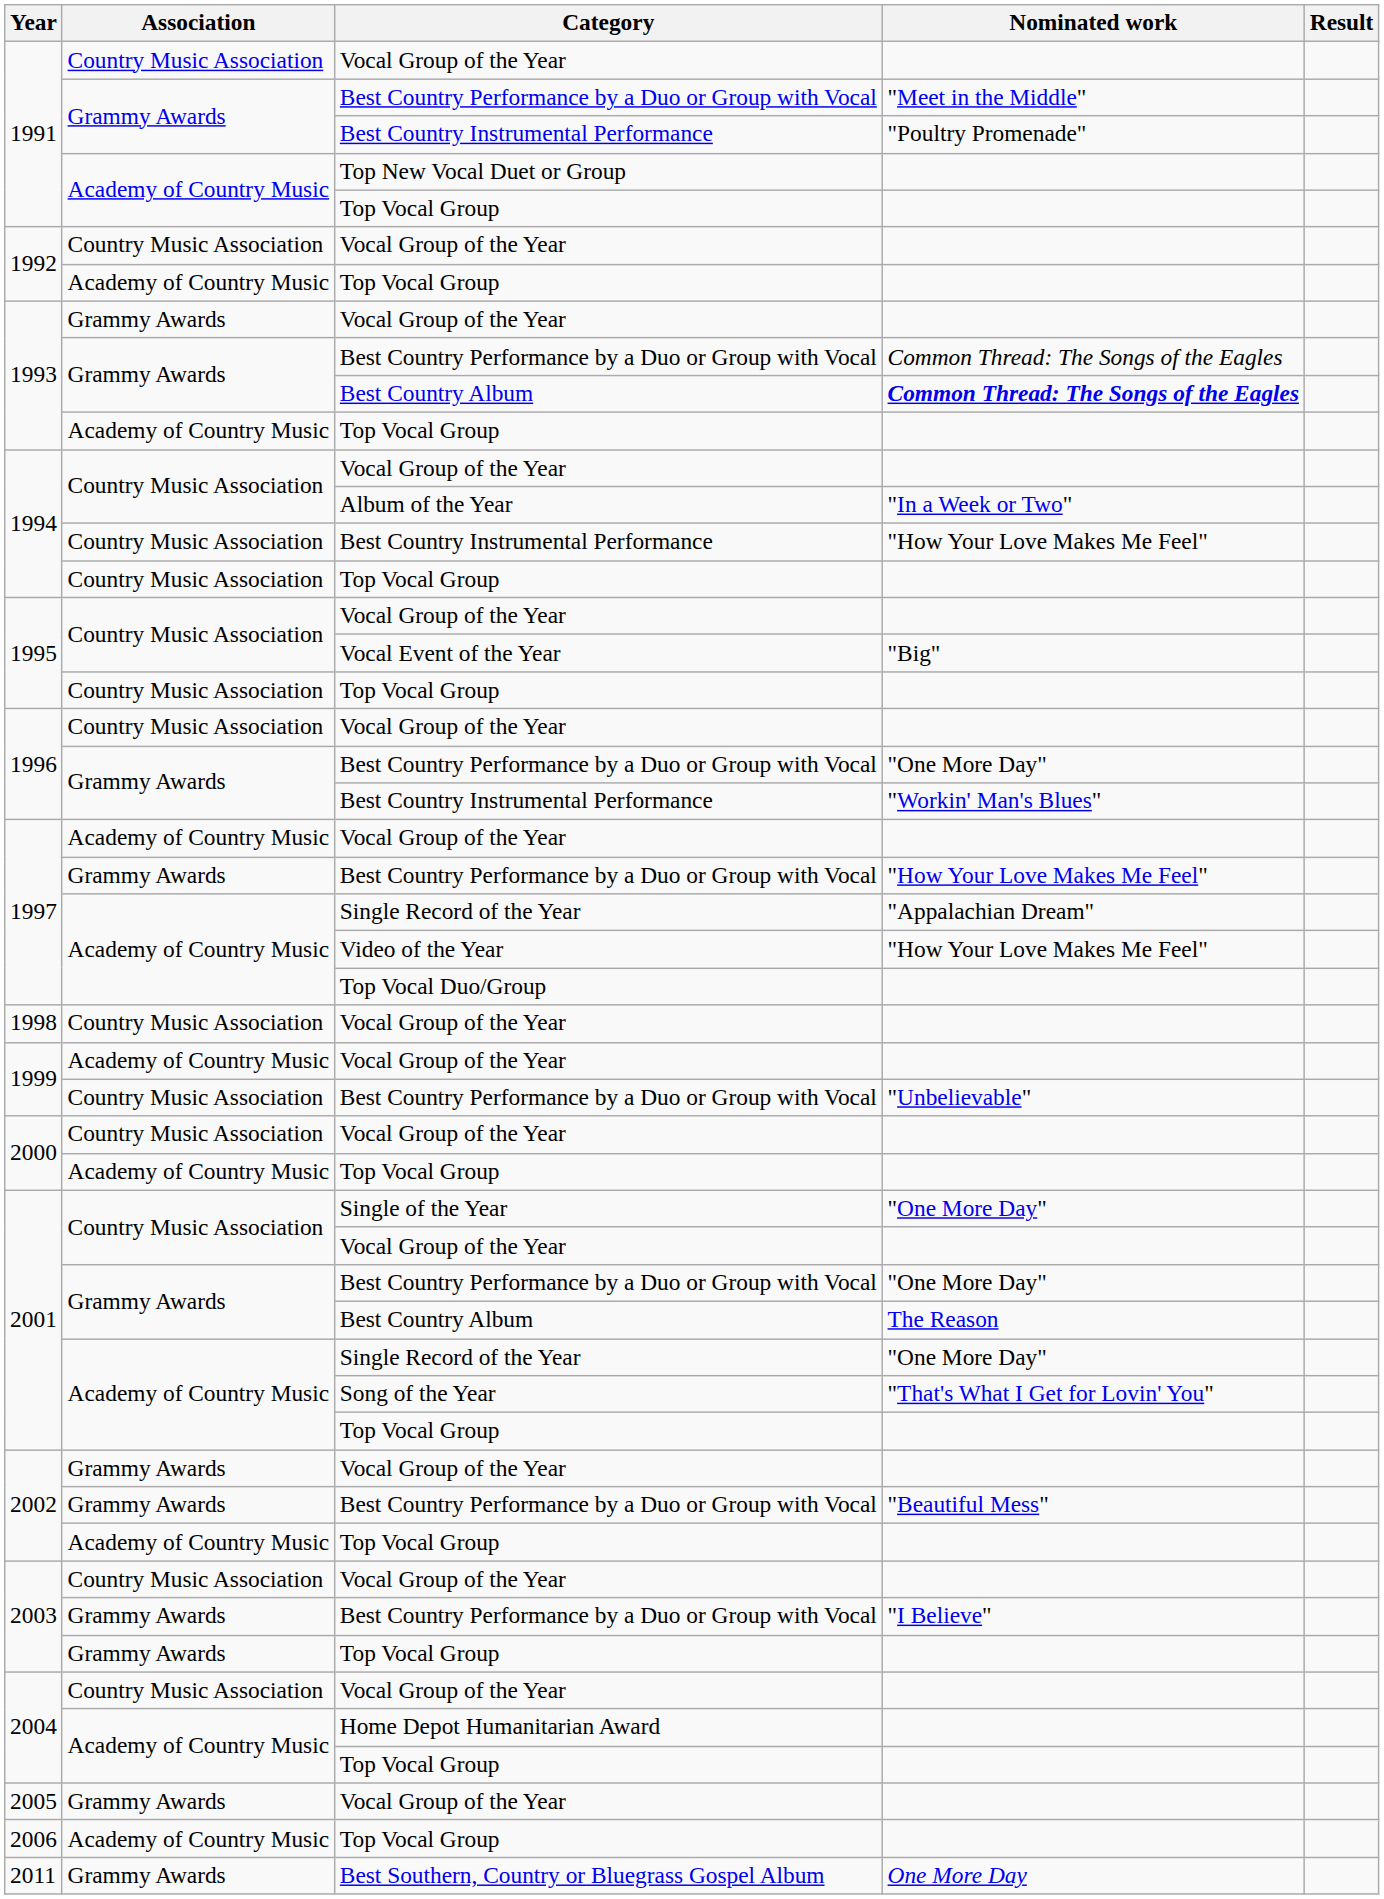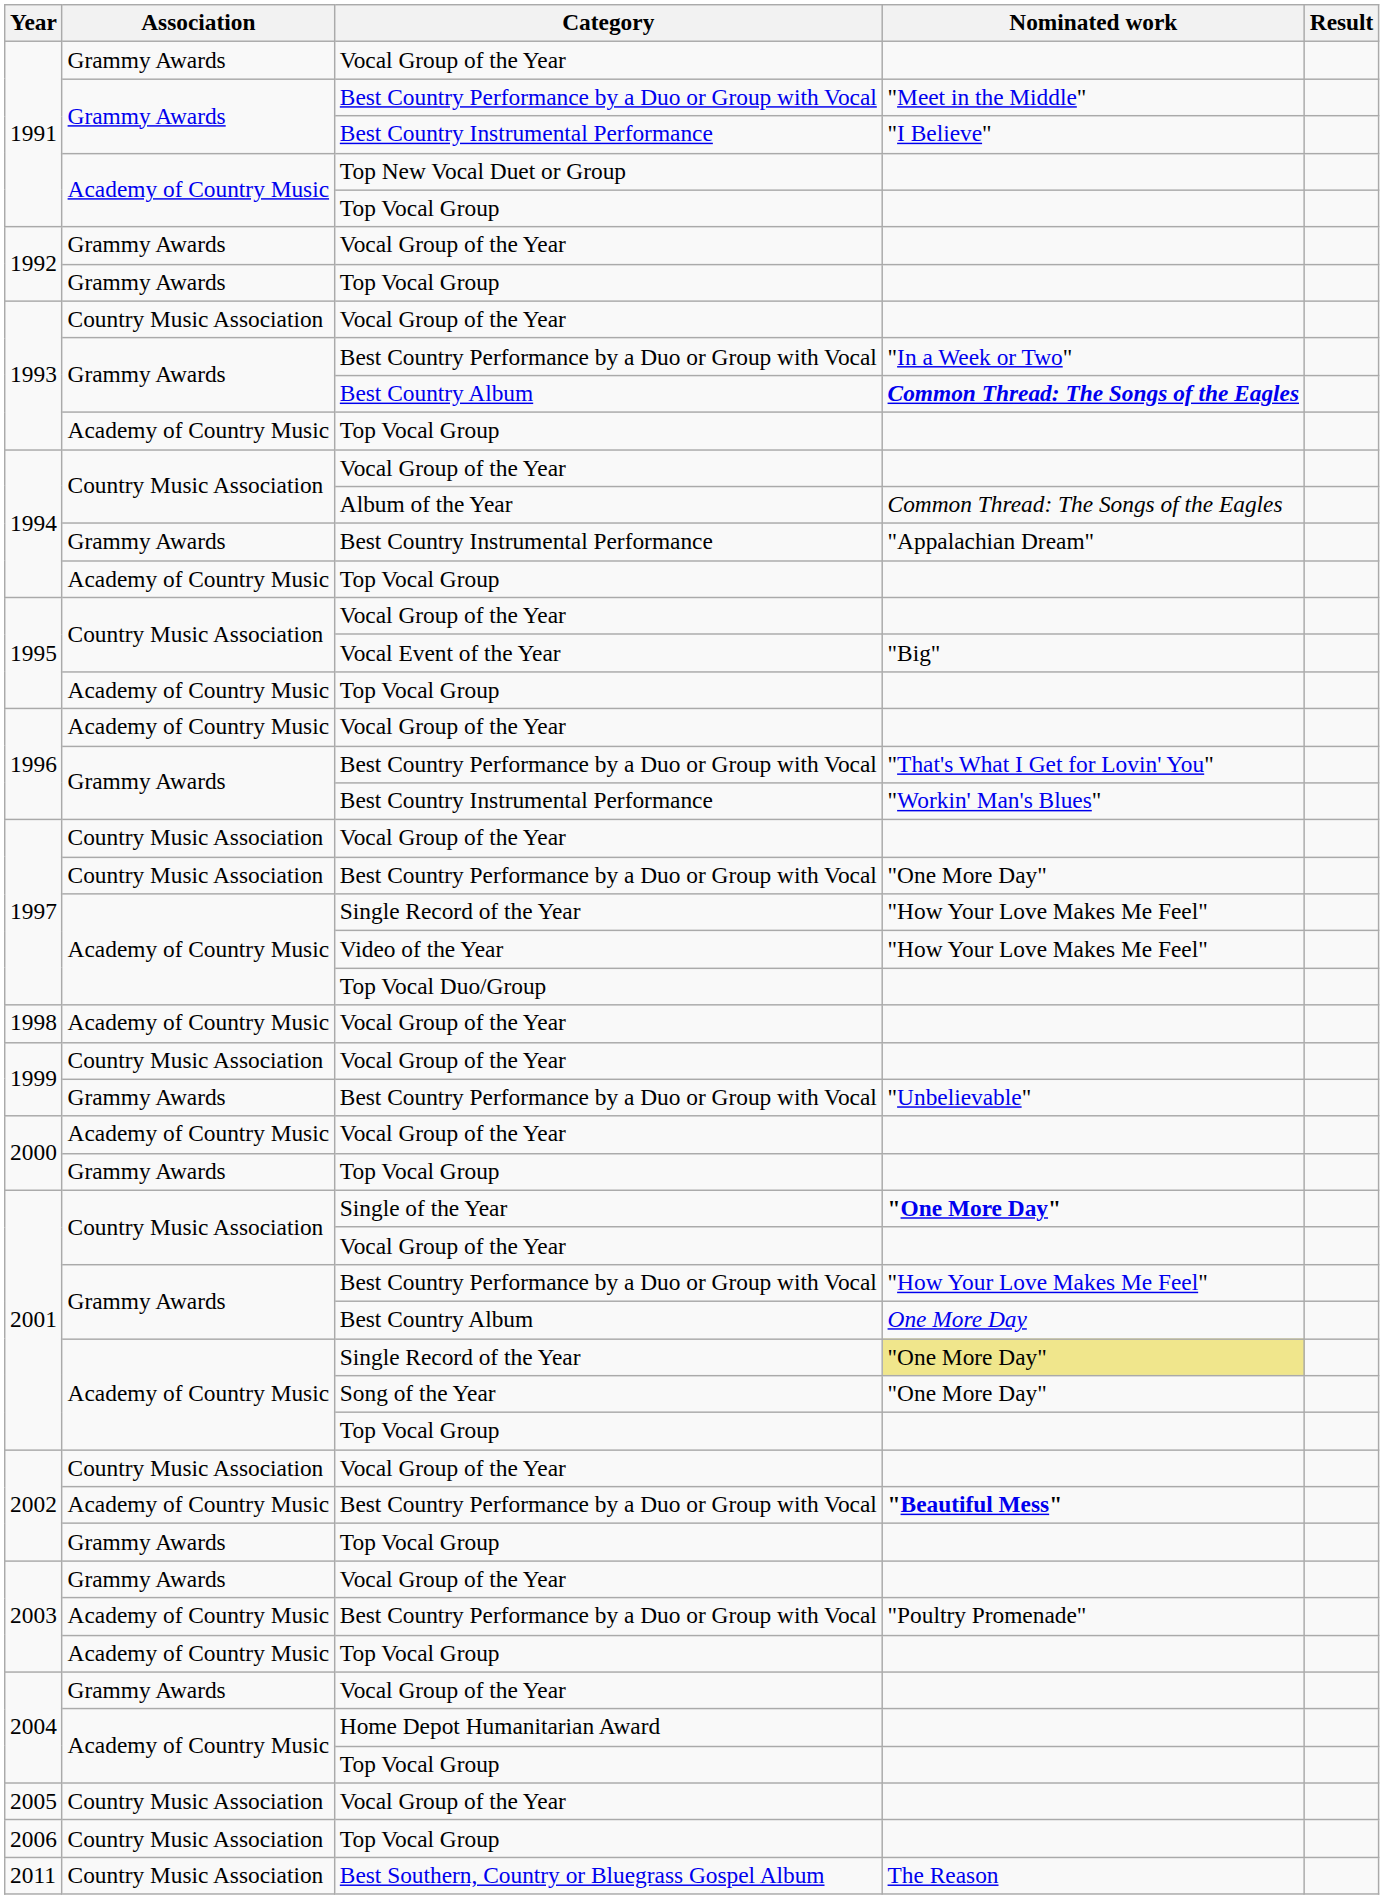(195, 60) Country Music Association -> (147, 60) Grammy Awards
(987, 134) "Poultry Promenade" -> (940, 134) "I Believe"
(195, 245) Country Music Association -> (147, 245) Grammy Awards
(198, 282) Academy of Country Music -> (147, 282) Grammy Awards
(147, 319) Grammy Awards -> (195, 319) Country Music Association
(1085, 356) Common Thread: The Songs of the Eagles -> (980, 356) "In a Week or Two"
(980, 504) "In a Week or Two" -> (1085, 504) Common Thread: The Songs of the Eagles
(195, 541) Country Music Association -> (147, 541) Grammy Awards
(1048, 541) "How Your Love Makes Me Feel" -> (991, 541) "Appalachian Dream"
(195, 578) Country Music Association -> (198, 578) Academy of Country Music
(195, 689) Country Music Association -> (198, 689) Academy of Country Music
(195, 726) Country Music Association -> (198, 726) Academy of Country Music
(967, 763) "One More Day" -> (1051, 763) "That's What I Get for Lovin' You"
(198, 838) Academy of Country Music -> (195, 838) Country Music Association
(147, 875) Grammy Awards -> (195, 875) Country Music Association
(1048, 875) "How Your Love Makes Me Feel" -> (967, 875) "One More Day"
(991, 912) "Appalachian Dream" -> (1048, 912) "How Your Love Makes Me Feel"
(195, 1023) Country Music Association -> (198, 1023) Academy of Country Music
(198, 1060) Academy of Country Music -> (195, 1060) Country Music Association
(195, 1097) Country Music Association -> (147, 1097) Grammy Awards
(195, 1134) Country Music Association -> (198, 1134) Academy of Country Music
(198, 1171) Academy of Country Music -> (147, 1171) Grammy Awards
(967, 1208) normal -> (974, 1208) bold
(967, 1282) "One More Day" -> (1048, 1282) "How Your Love Makes Me Feel"
(943, 1319) The Reason -> (957, 1319) One More Day
(967, 1356) no background -> (967, 1356) khaki background
(1051, 1393) "That's What I Get for Lovin' You" -> (967, 1393) "One More Day"
(147, 1467) Grammy Awards -> (195, 1467) Country Music Association
(147, 1504) Grammy Awards -> (198, 1504) Academy of Country Music
(968, 1504) normal -> (975, 1504) bold
(198, 1541) Academy of Country Music -> (147, 1541) Grammy Awards
(195, 1579) Country Music Association -> (147, 1579) Grammy Awards
(147, 1616) Grammy Awards -> (198, 1616) Academy of Country Music
(940, 1616) "I Believe" -> (987, 1616) "Poultry Promenade"
(147, 1653) Grammy Awards -> (198, 1653) Academy of Country Music
(195, 1690) Country Music Association -> (147, 1690) Grammy Awards
(147, 1801) Grammy Awards -> (195, 1801) Country Music Association
(198, 1838) Academy of Country Music -> (195, 1838) Country Music Association
(147, 1875) Grammy Awards -> (195, 1875) Country Music Association
(957, 1875) One More Day -> (943, 1875) The Reason
